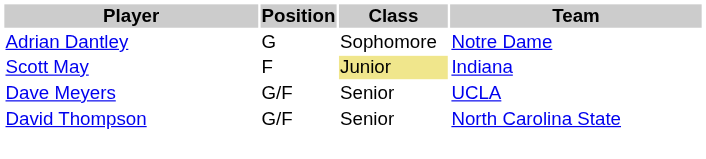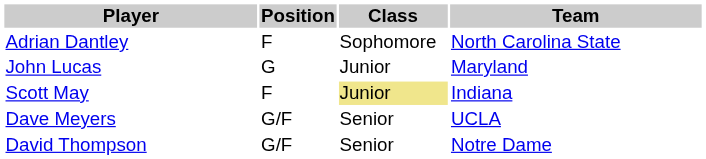(269, 41) G -> (267, 41) F
(502, 41) Notre Dame -> (536, 41) North Carolina State
+ row: (53, 67)
(536, 118) North Carolina State -> (501, 144) Notre Dame
